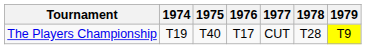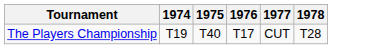- column: (344, 14)
